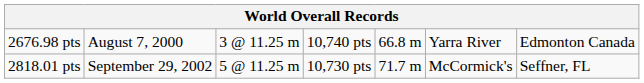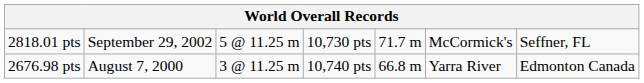rows swapped: (44, 41) <-> (44, 66)
